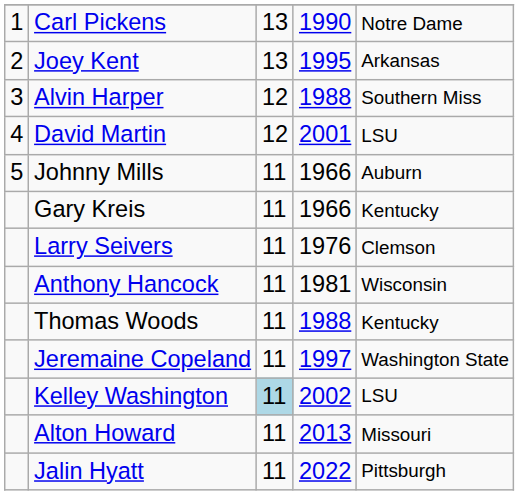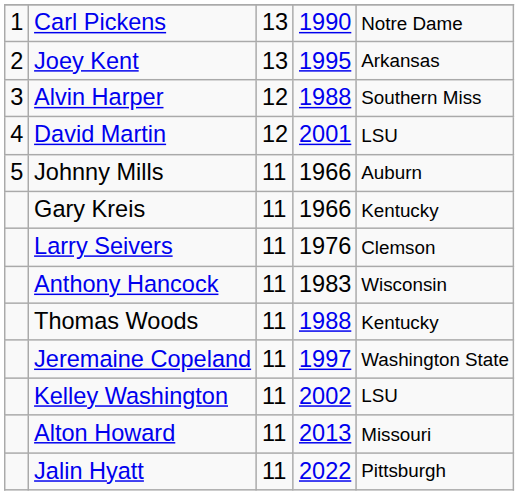(325, 284) 1981 -> (325, 284) 1983
(274, 396) lightblue background -> (274, 396) no background
